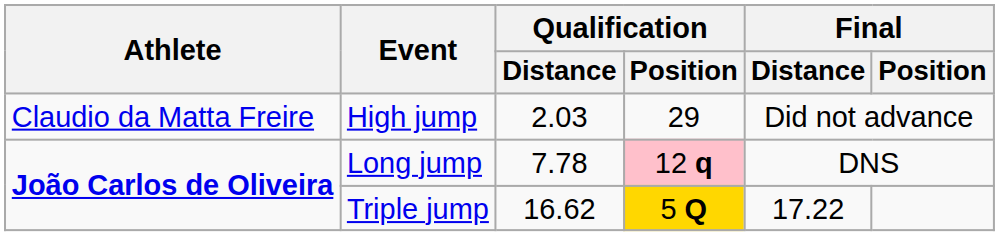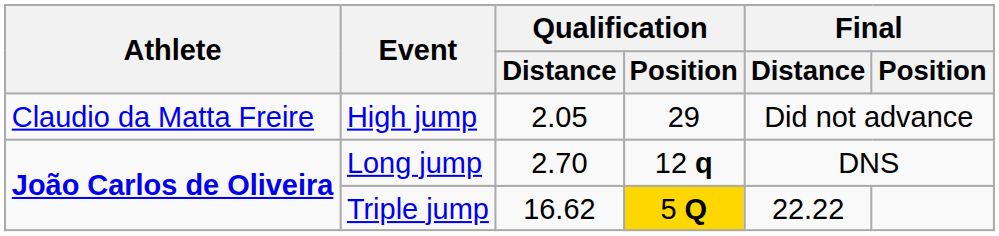(559, 117) 2.03 -> (559, 117) 2.05
(559, 163) 7.78 -> (559, 163) 2.70
(684, 163) pink background -> (684, 163) no background
(808, 209) 17.22 -> (808, 209) 22.22
